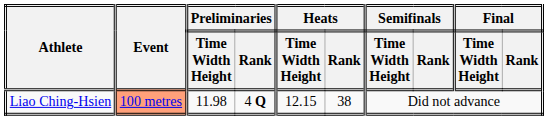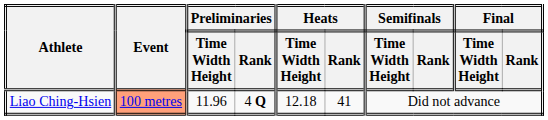(211, 102) 11.98 -> (211, 102) 11.96
(301, 102) 12.15 -> (301, 102) 12.18
(344, 102) 38 -> (344, 102) 41
